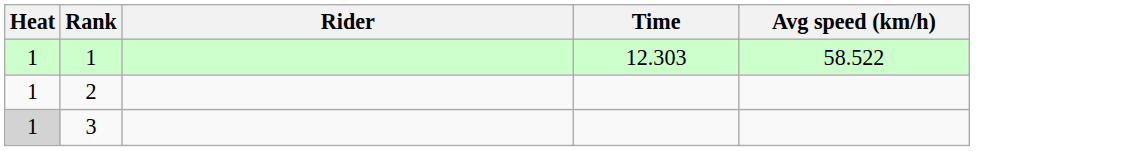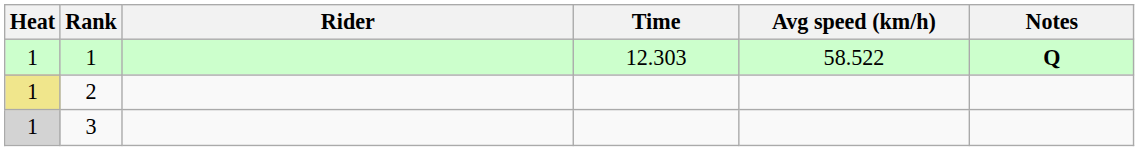+ column: (1052, 22)
(32, 92) no background -> (32, 92) khaki background
